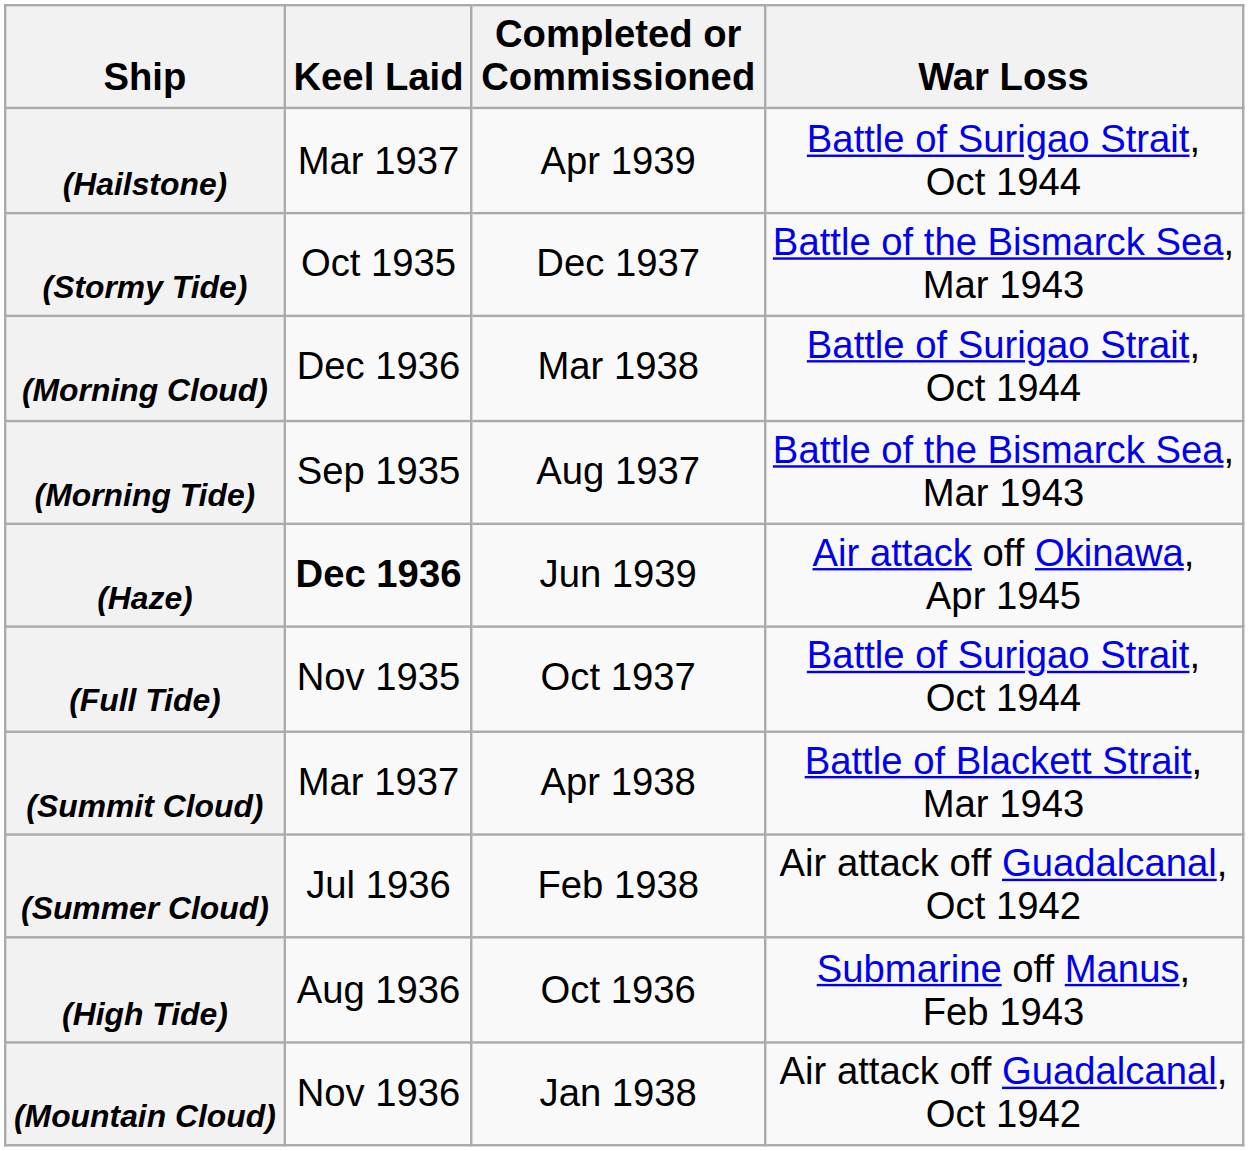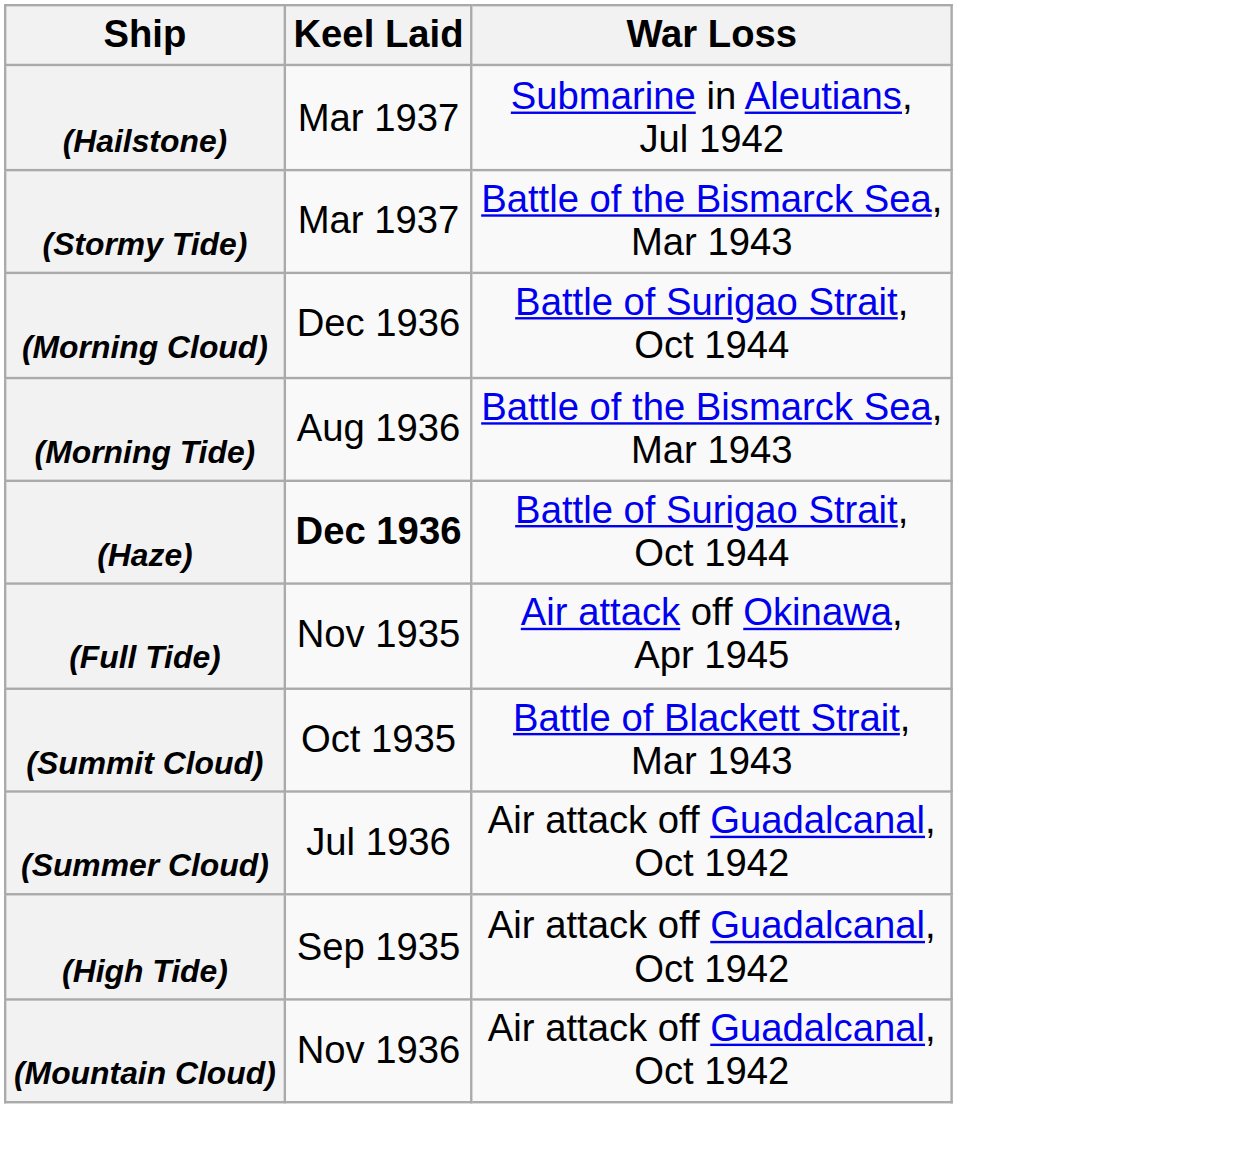- column: (618, 56)
(1003, 159) Battle of Surigao Strait, Oct 1944 -> (712, 116) Submarine in Aleutians, Jul 1942
(378, 263) Oct 1935 -> (378, 220) Mar 1937
(379, 470) Sep 1935 -> (379, 427) Aug 1936
(1003, 574) Air attack off Okinawa, Apr 1945 -> (712, 531) Battle of Surigao Strait, Oct 1944
(1003, 678) Battle of Surigao Strait, Oct 1944 -> (712, 635) Air attack off Okinawa, Apr 1945
(378, 781) Mar 1937 -> (378, 738) Oct 1935
(379, 989) Aug 1936 -> (379, 946) Sep 1935
(1003, 989) Submarine off Manus, Feb 1943 -> (712, 946) Air attack off Guadalcanal, Oct 1942
